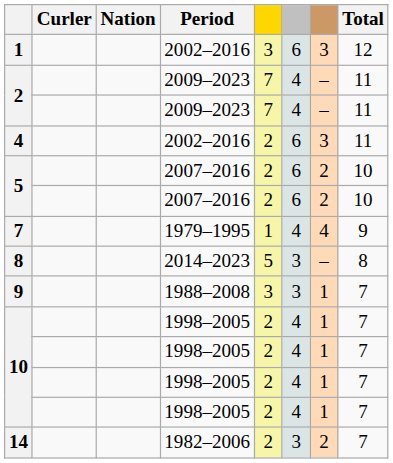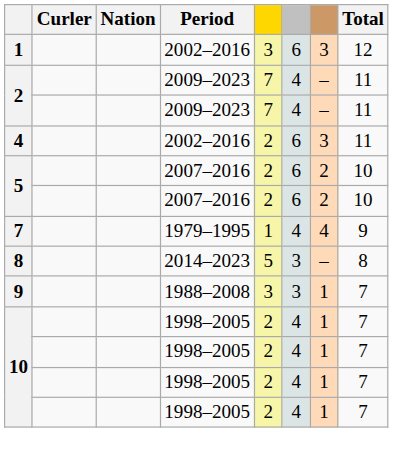- row: (19, 442)
